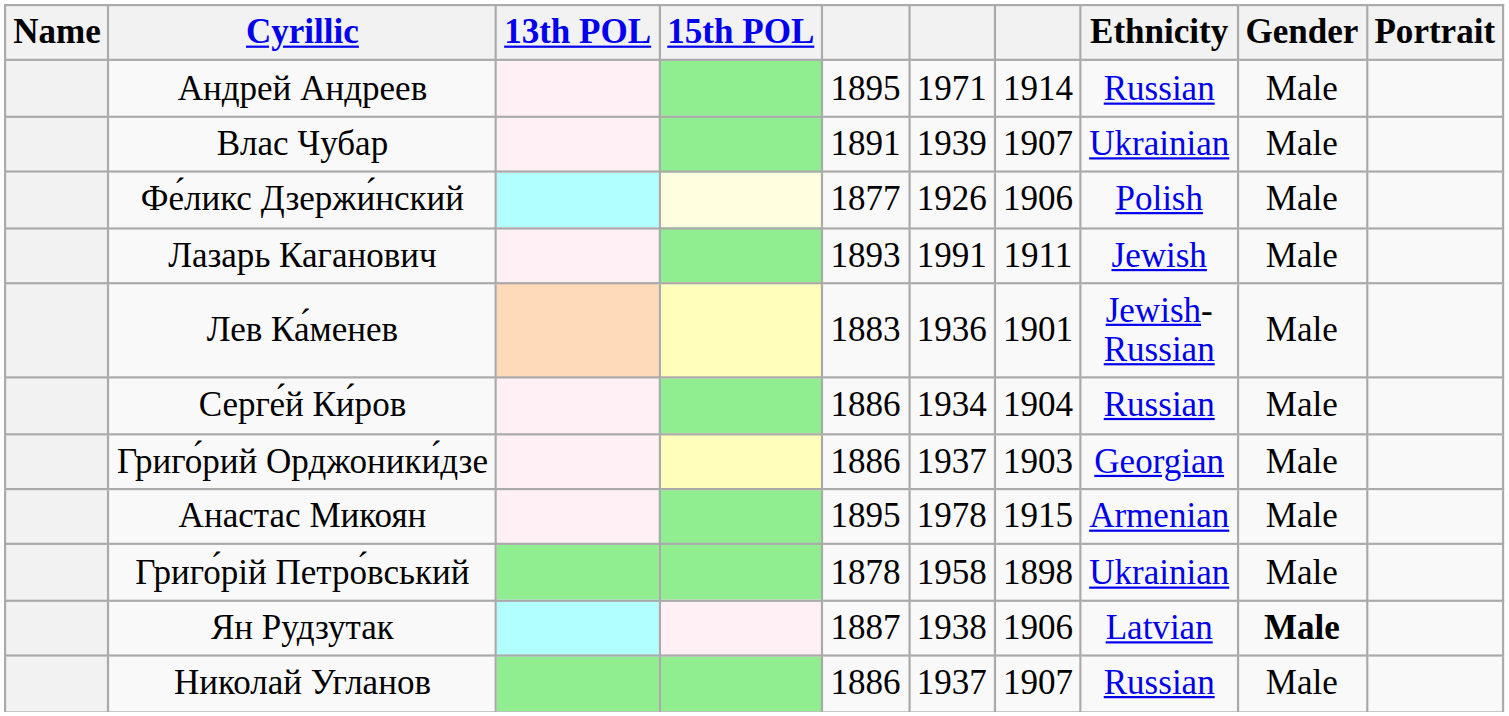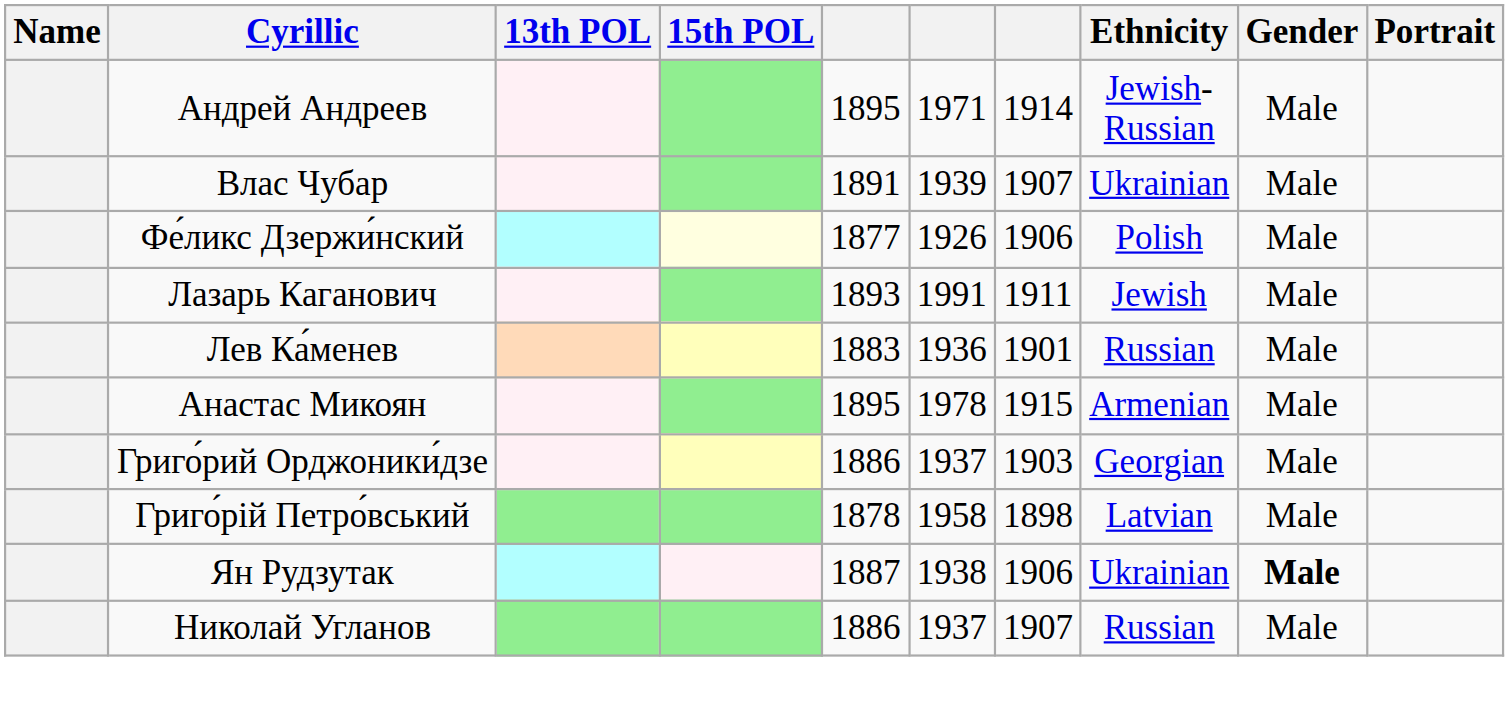(1159, 87) Russian -> (1159, 107) Jewish- Russian
(1159, 329) Jewish- Russian -> (1159, 349) Russian
- row: (302, 405)
rows swapped: (302, 516) <-> (302, 460)
(1159, 571) Ukrainian -> (1159, 516) Latvian
(1159, 627) Latvian -> (1159, 571) Ukrainian
